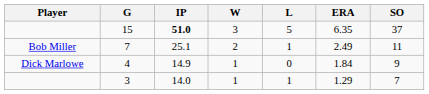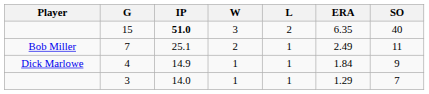(289, 30) 5 -> (289, 30) 2
(397, 30) 37 -> (397, 30) 40
(289, 64) 0 -> (289, 64) 1
